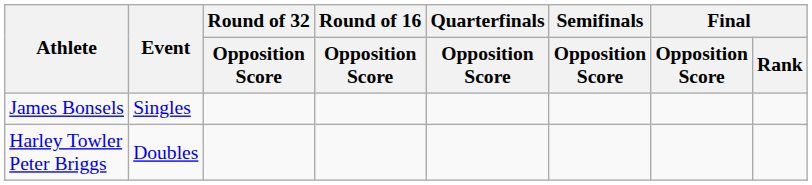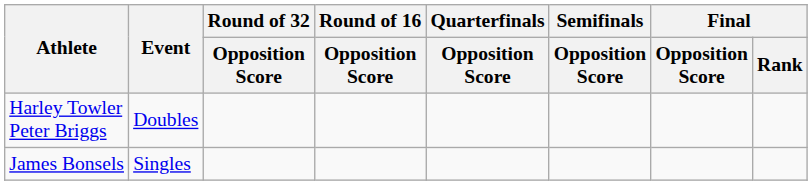rows swapped: (67, 108) <-> (66, 152)
